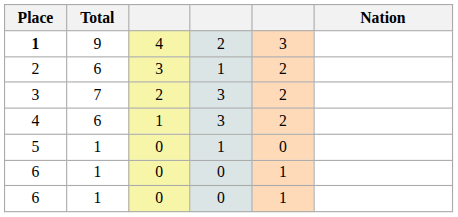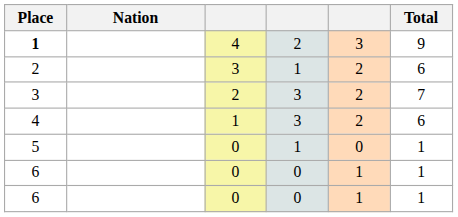columns swapped: (383, 17) <-> (97, 17)
